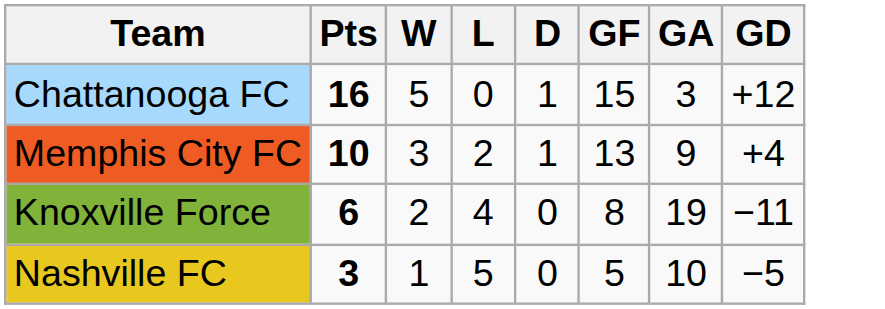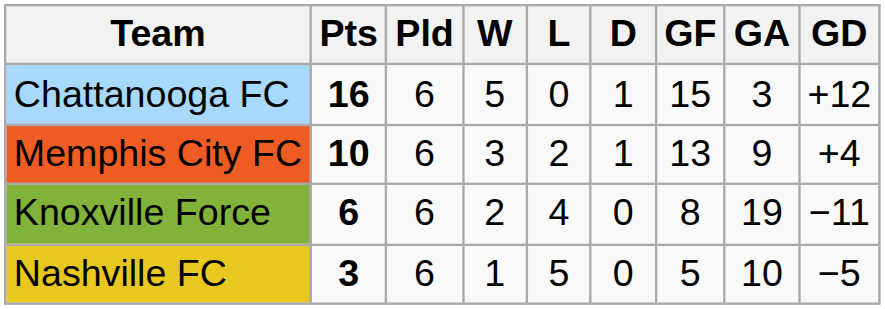+ column: (425, 34)
